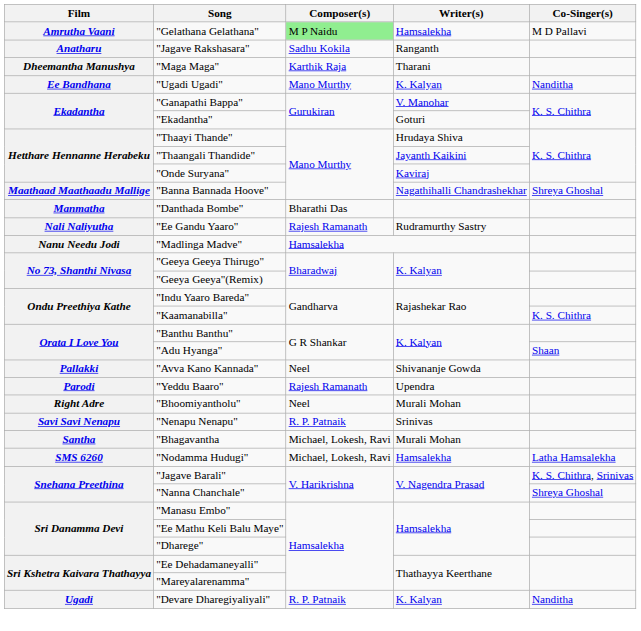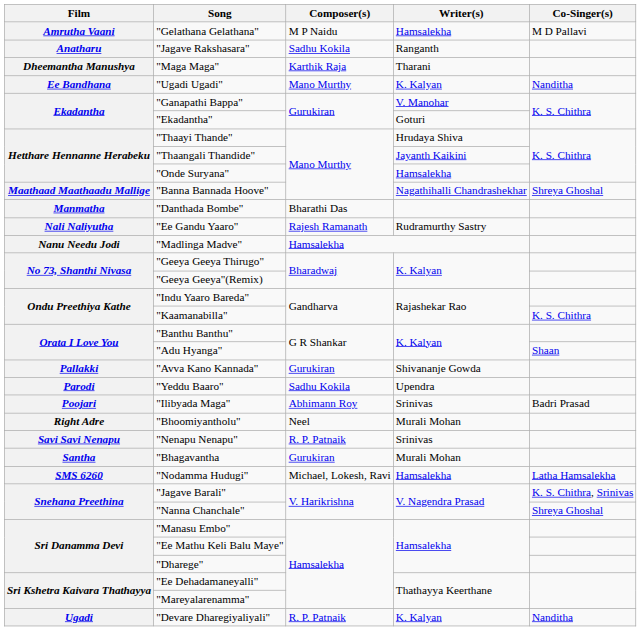(313, 31) lightgreen background -> (313, 31) no background
(413, 173) Kaviraj -> (424, 173) Hamsalekha
(299, 368) Neel -> (312, 368) Gurukiran
(328, 386) Rajesh Ramanath -> (319, 386) Sadhu Kokila
+ row: (193, 404)
(340, 439) Michael, Lokesh, Ravi -> (312, 457) Gurukiran
